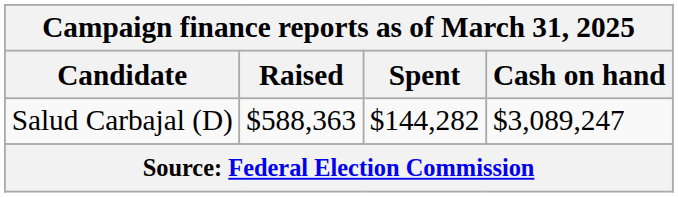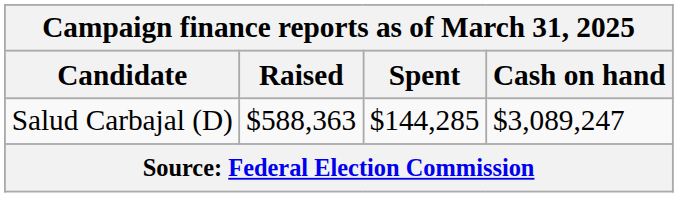(425, 120) $144,282 -> (425, 120) $144,285
